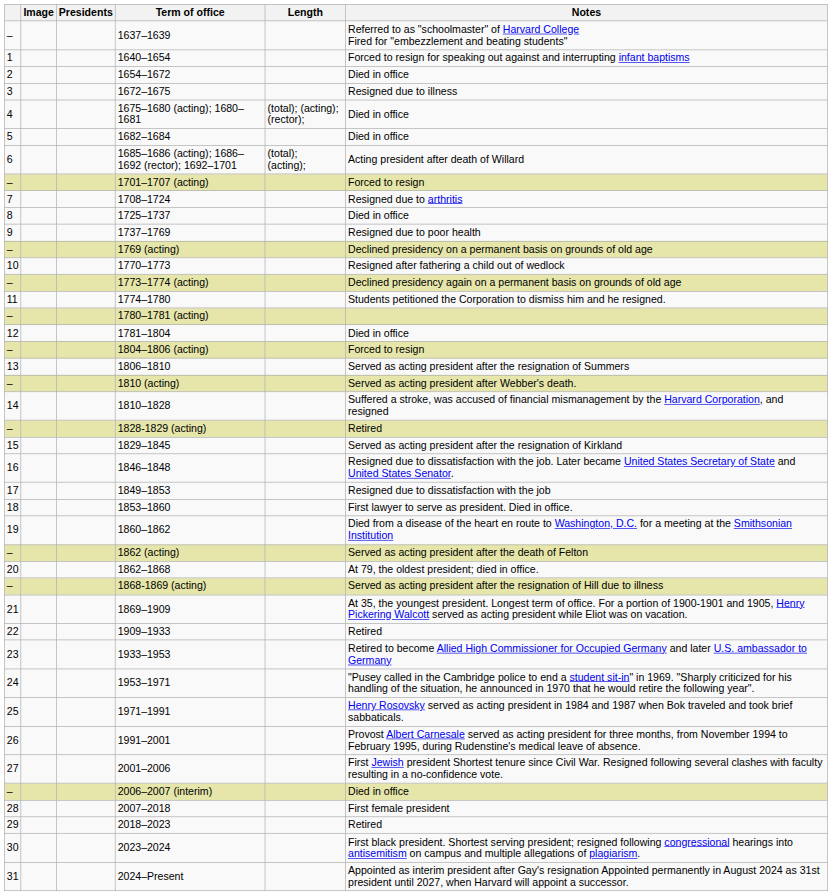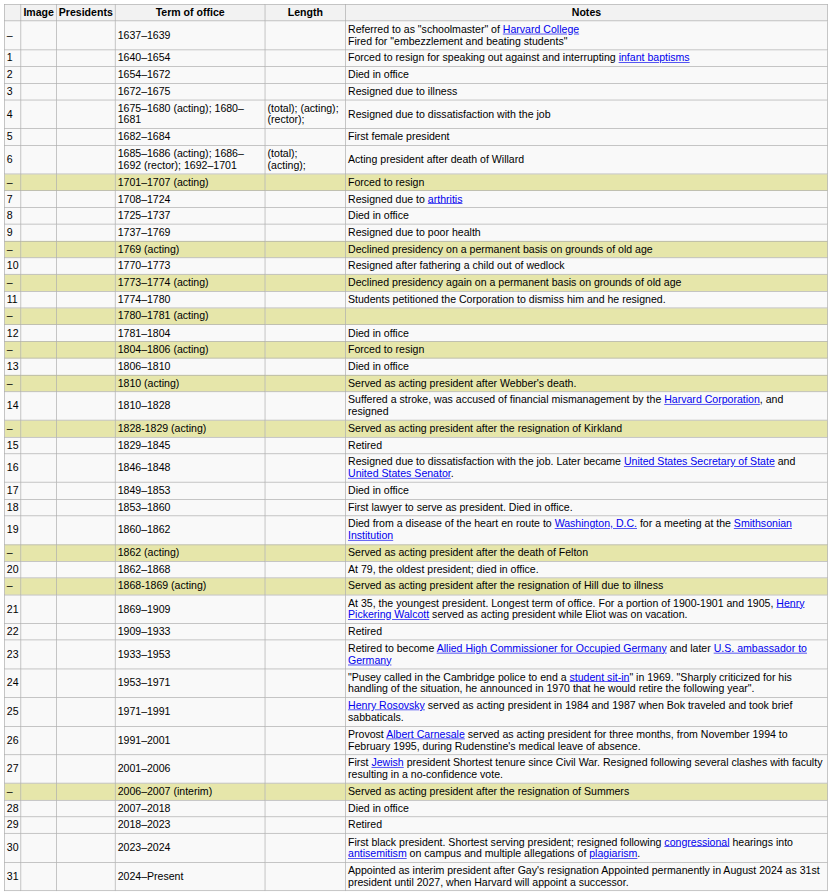(378, 114) Died in office -> (449, 114) Resigned due to dissatisfaction with the job
(378, 137) Died in office -> (399, 137) First female president
(489, 366) Served as acting president after the resignation of Summers -> (378, 366) Died in office
(365, 428) Retired -> (485, 428) Served as acting president after the resignation of Kirkland
(485, 445) Served as acting president after the resignation of Kirkland -> (365, 445) Retired
(449, 490) Resigned due to dissatisfaction with the job -> (378, 490) Died in office
(378, 791) Died in office -> (489, 791) Served as acting president after the resignation of Summers
(399, 808) First female president -> (378, 808) Died in office
